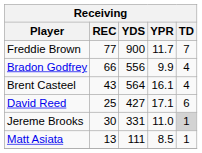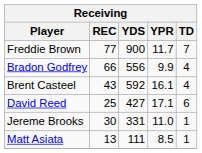(136, 85) 564 -> (136, 85) 592
(186, 121) lightgrey background -> (186, 121) no background
